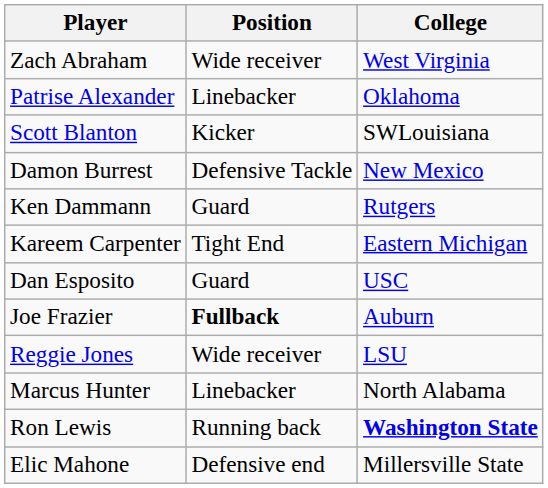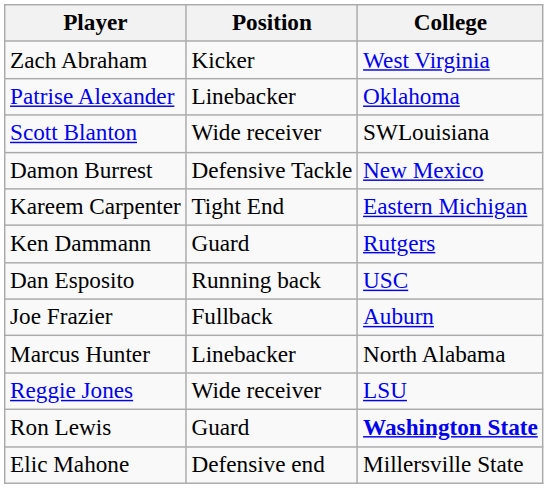(256, 59) Wide receiver -> (223, 59) Kicker
(223, 133) Kicker -> (256, 133) Wide receiver
rows swapped: (95, 243) <-> (81, 206)
(220, 280) Guard -> (256, 280) Running back
(235, 317) bold -> (232, 317) normal
rows swapped: (80, 390) <-> (72, 354)
(256, 427) Running back -> (220, 427) Guard
